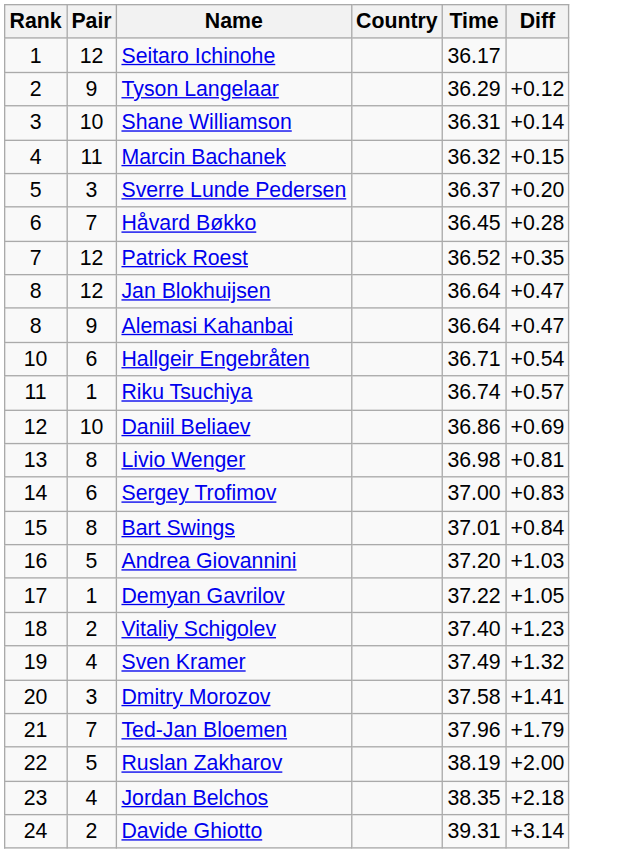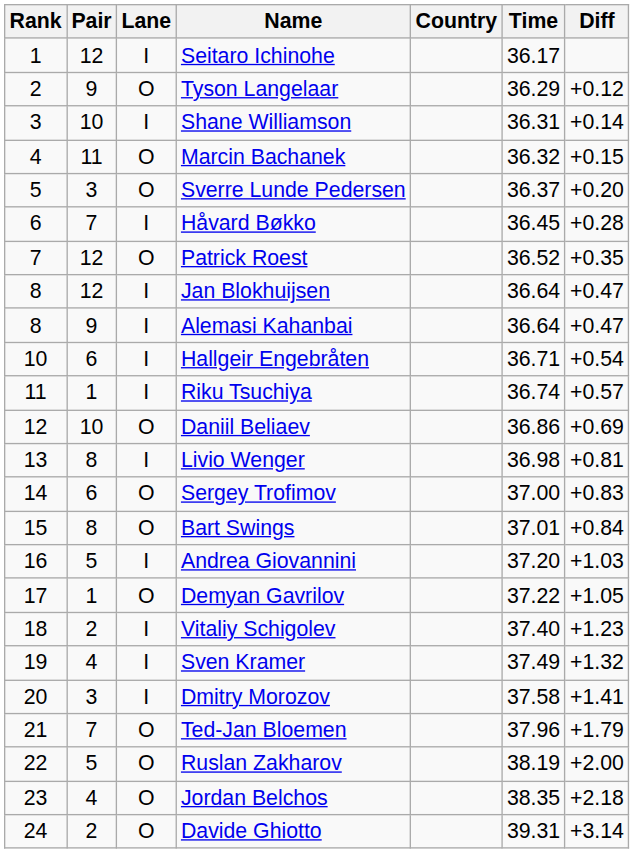+ column: (146, 21)
